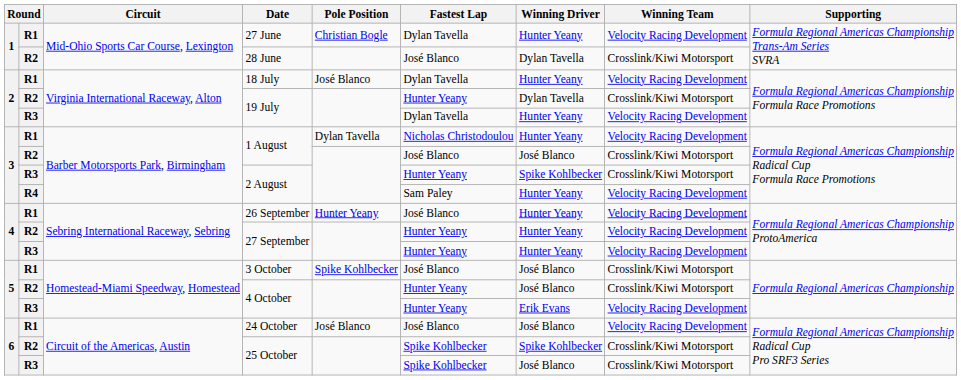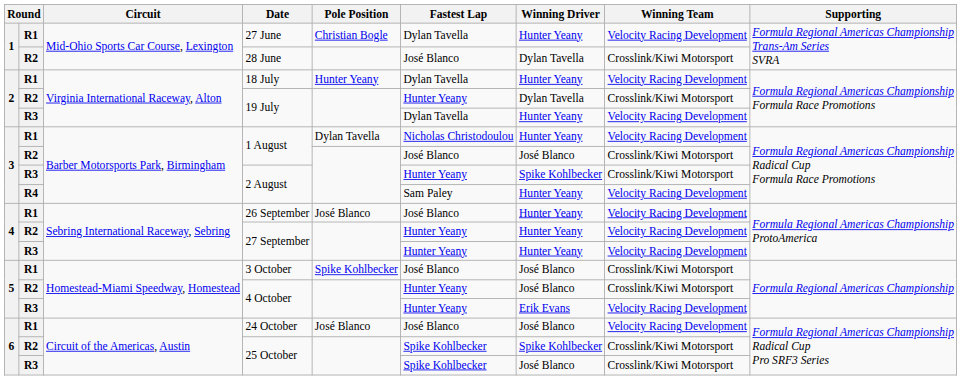(343, 78) José Blanco -> (347, 78) Hunter Yeany
(347, 212) Hunter Yeany -> (343, 212) José Blanco
